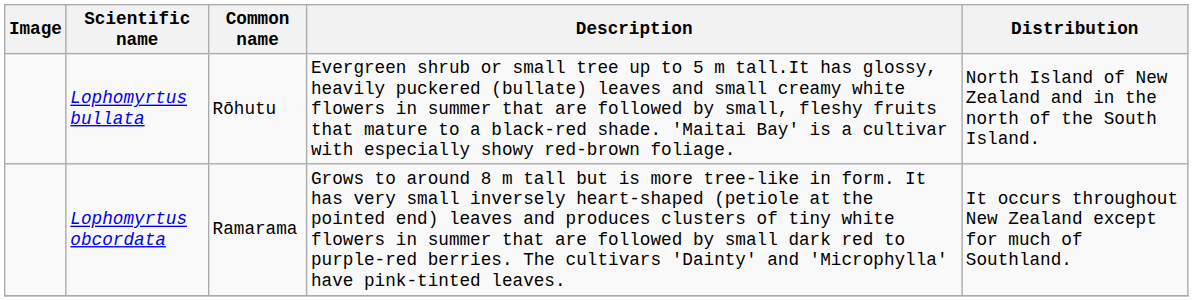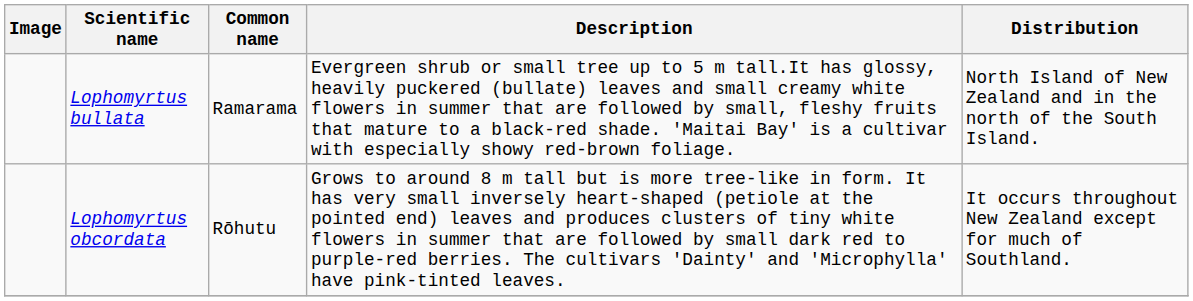(244, 109) Rōhutu -> (255, 109) Ramarama
(255, 230) Ramarama -> (244, 230) Rōhutu
